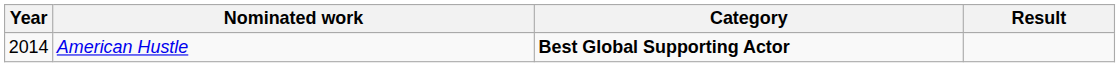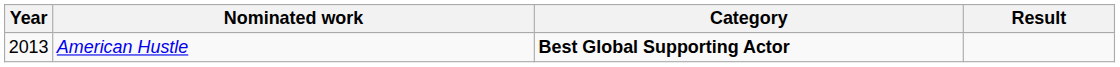(29, 47) 2014 -> (29, 47) 2013
